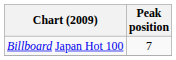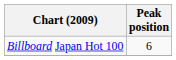(149, 45) 7 -> (149, 45) 6
